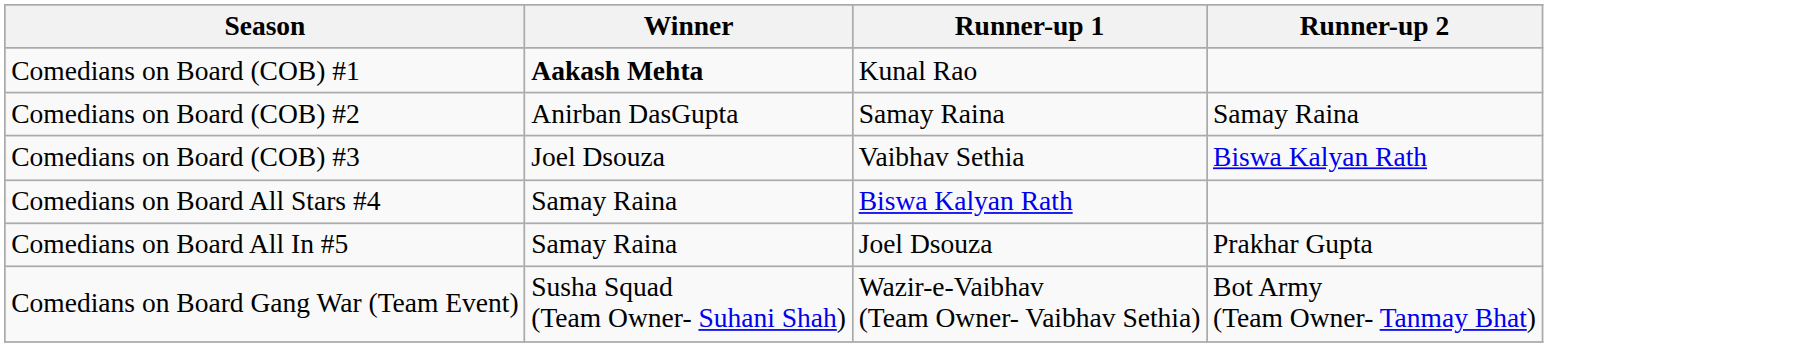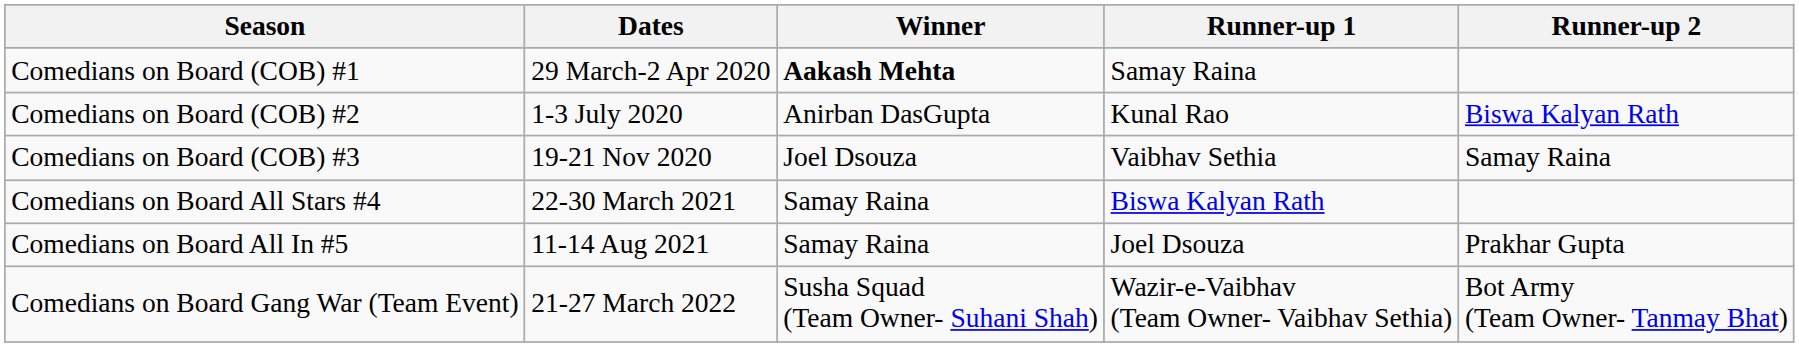+ column: (651, 26)
(918, 69) Kunal Rao -> (1184, 69) Samay Raina
(932, 113) Samay Raina -> (1170, 113) Kunal Rao
(1286, 113) Samay Raina -> (1572, 113) Biswa Kalyan Rath
(1320, 157) Biswa Kalyan Rath -> (1538, 157) Samay Raina
